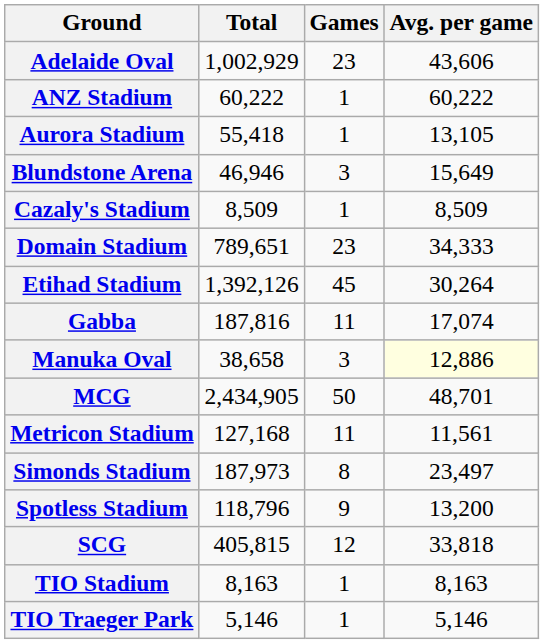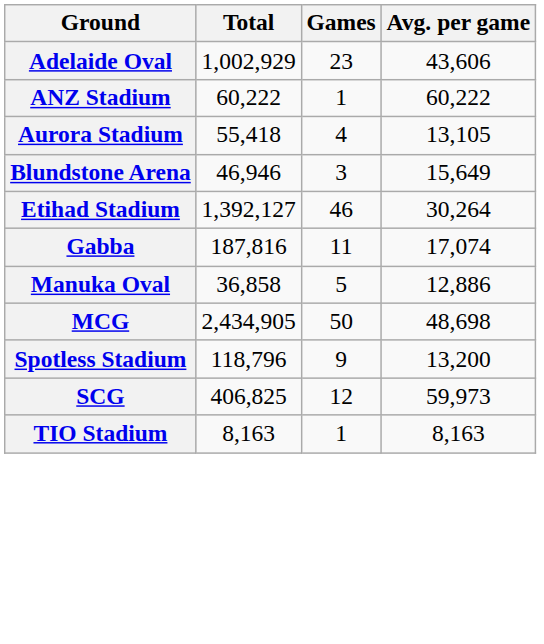(344, 135) 1 -> (341, 135) 4
- row: (102, 209)
- row: (102, 246)
(252, 284) 1,392,126 -> (249, 209) 1,392,127
(344, 284) 45 -> (341, 209) 46
(252, 358) 38,658 -> (249, 284) 36,858
(344, 358) 3 -> (341, 284) 5
(461, 358) lightyellow background -> (458, 284) no background
(461, 396) 48,701 -> (458, 321) 48,698
- row: (102, 433)
- row: (102, 470)
(252, 545) 405,815 -> (249, 396) 406,825
(461, 545) 33,818 -> (458, 396) 59,973
- row: (102, 619)
